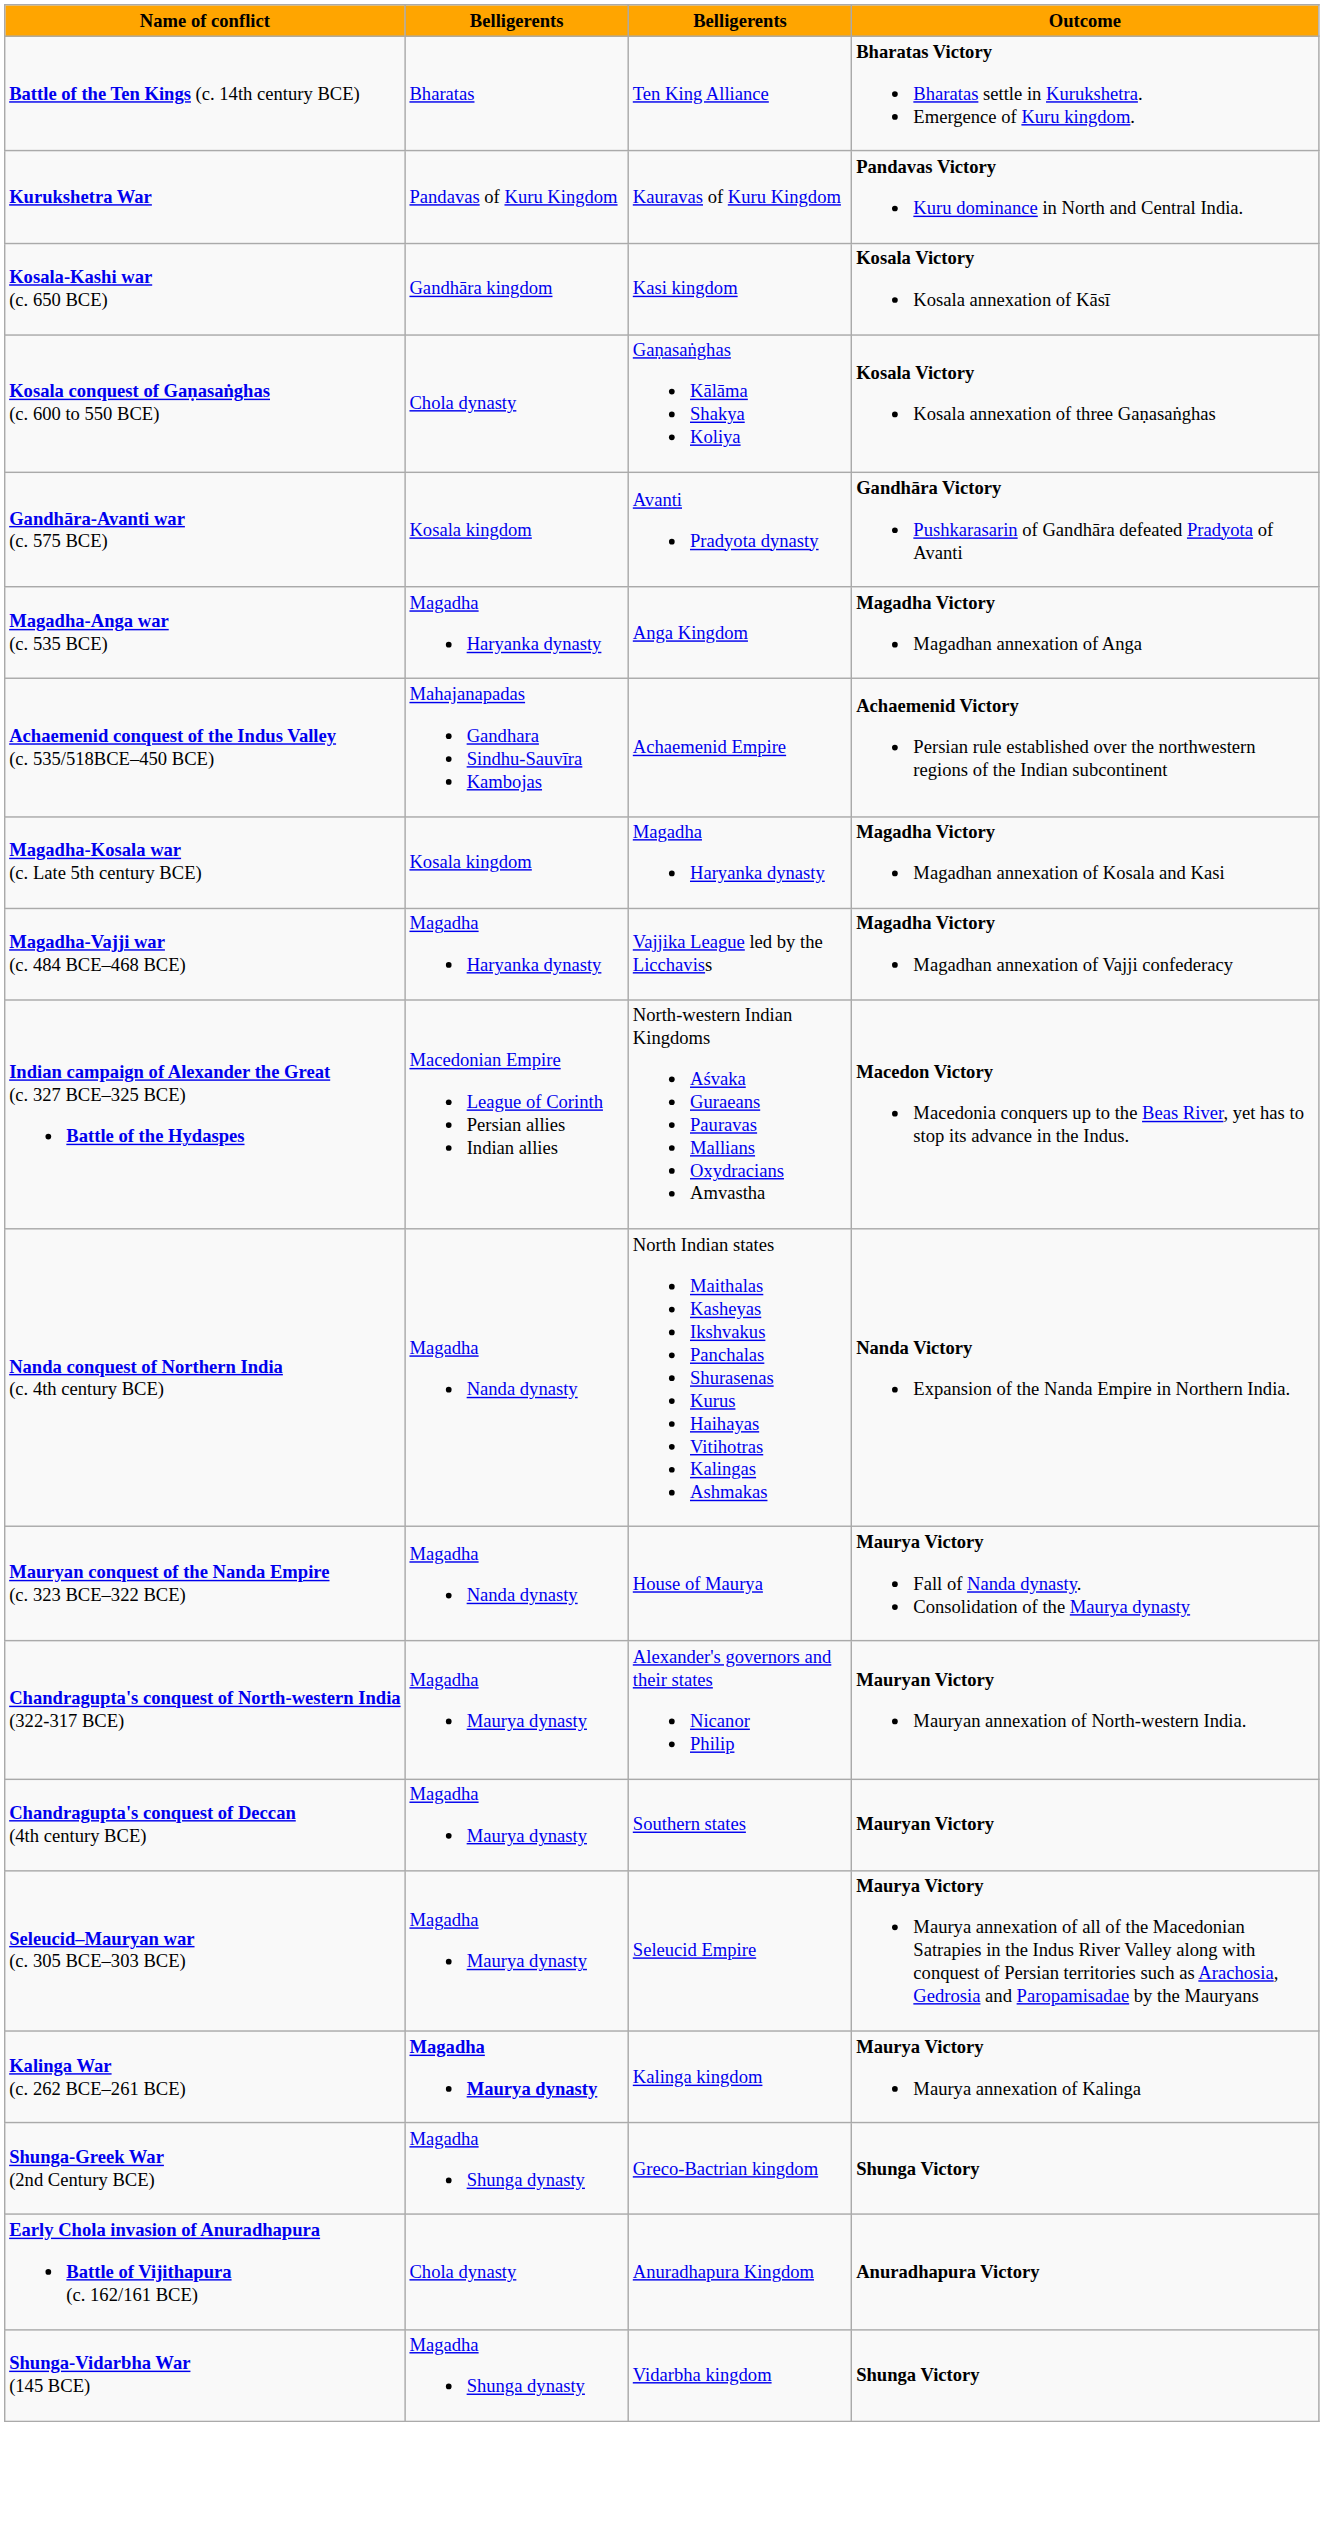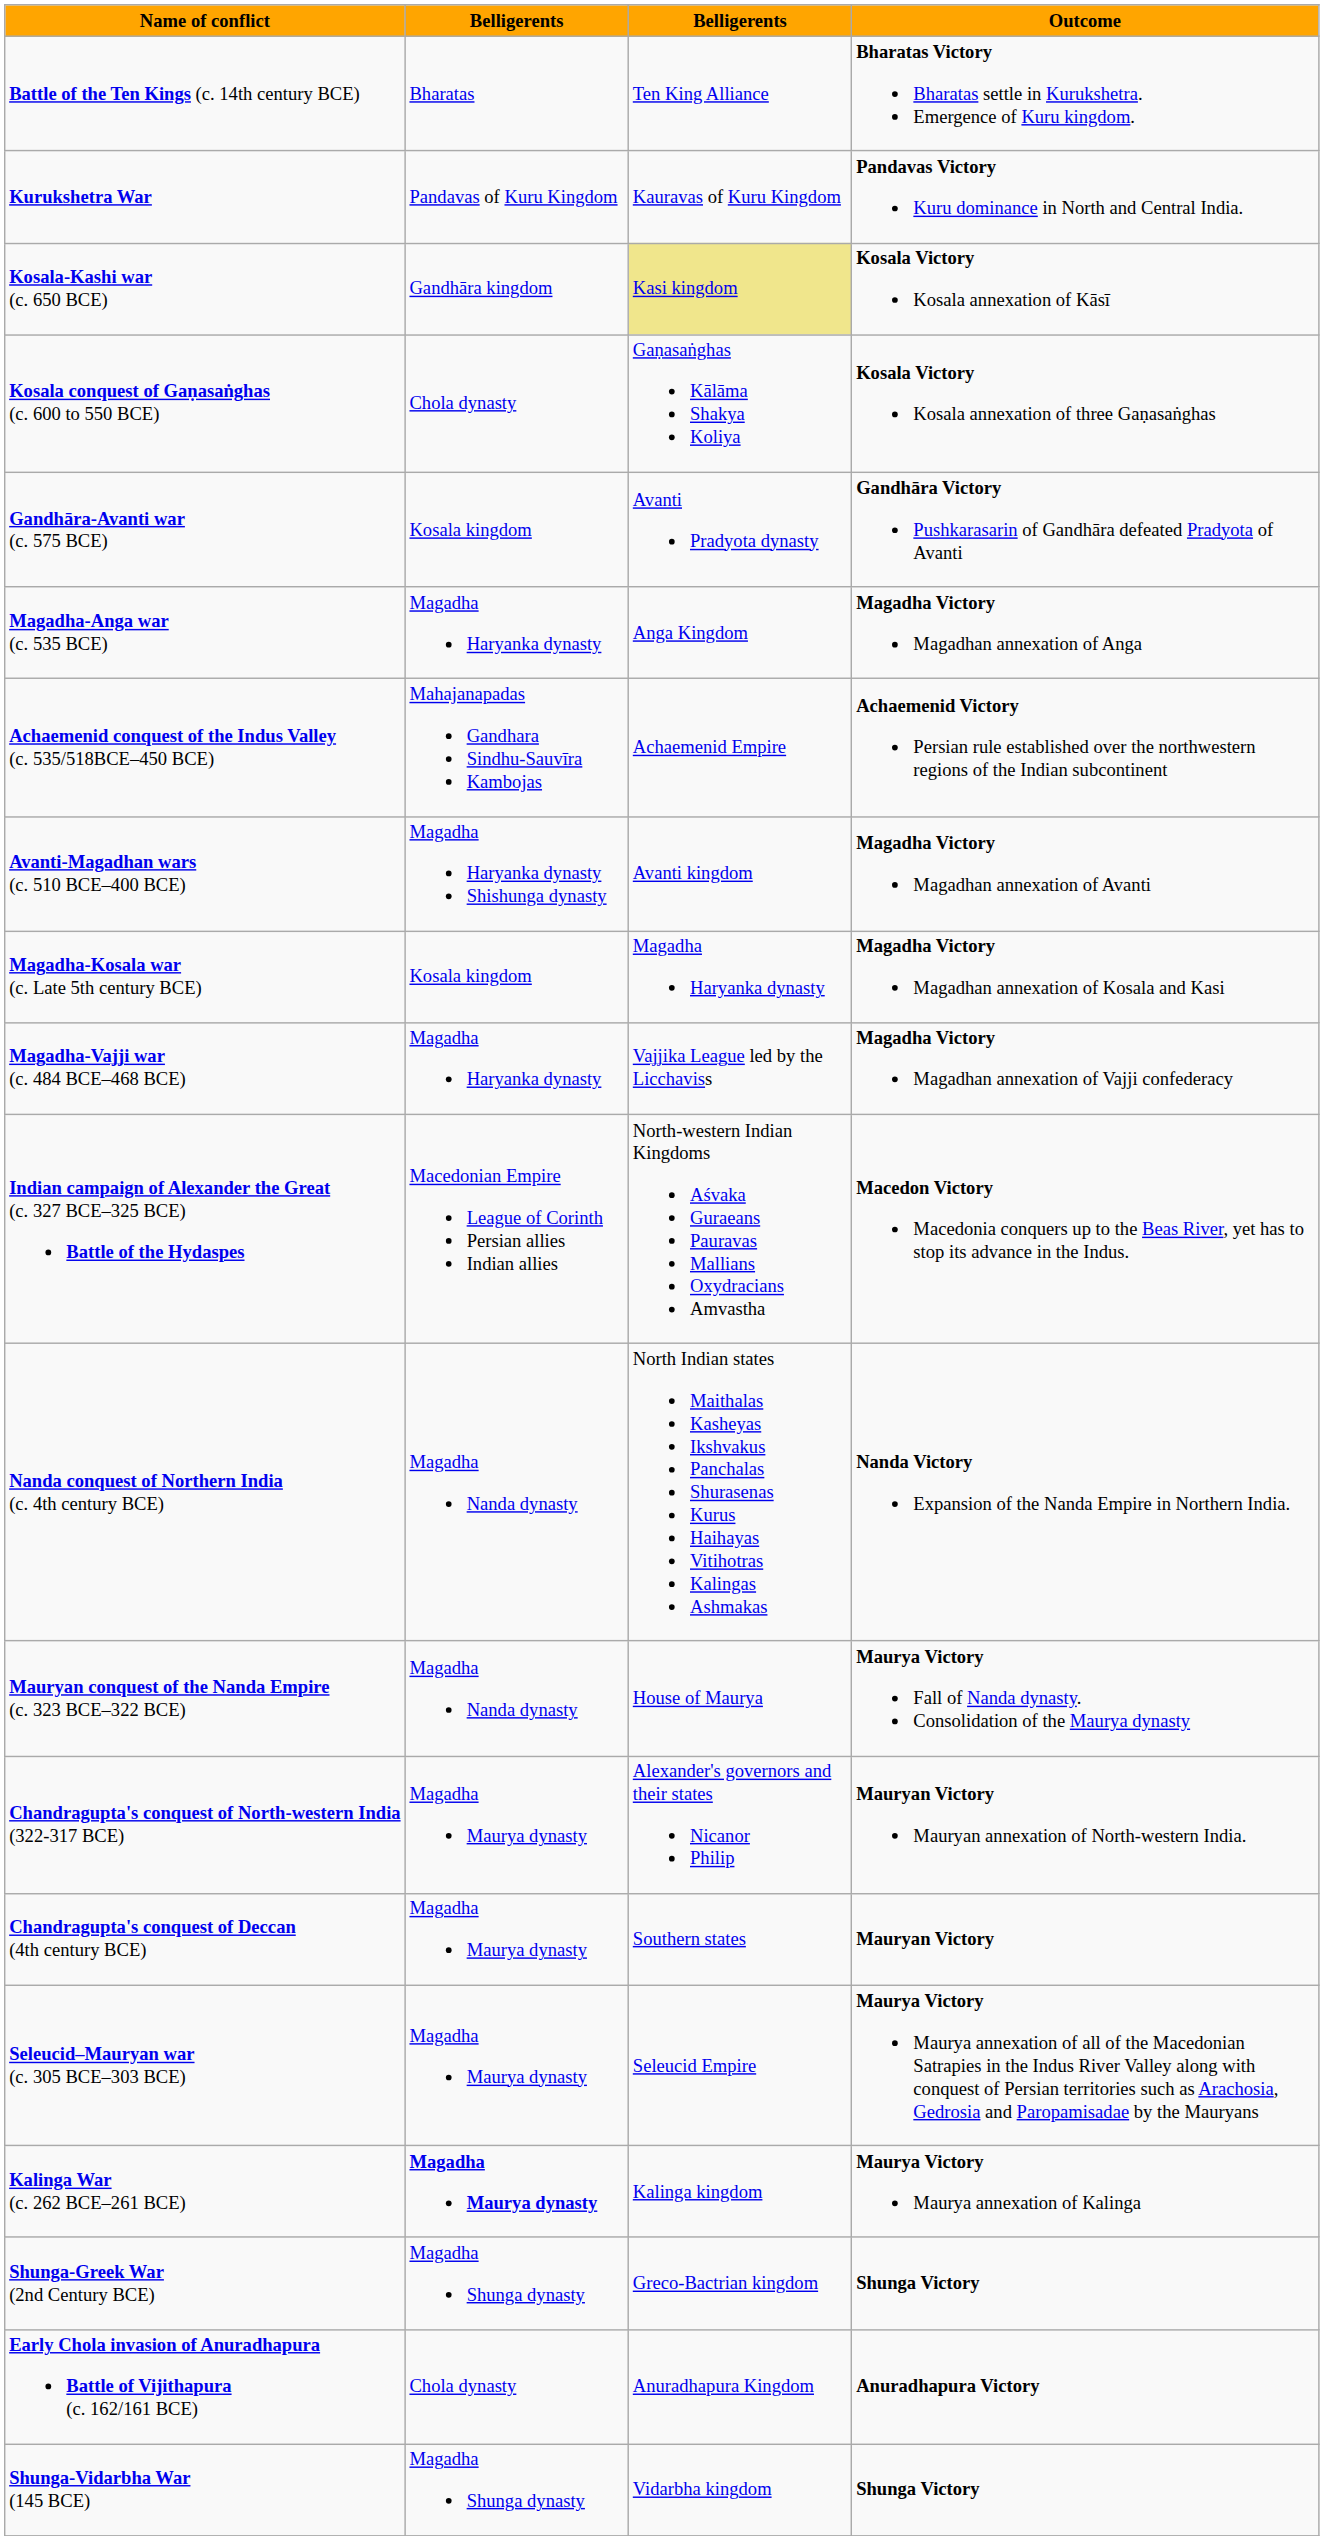(685, 288) no background -> (685, 288) khaki background
+ row: (103, 873)
